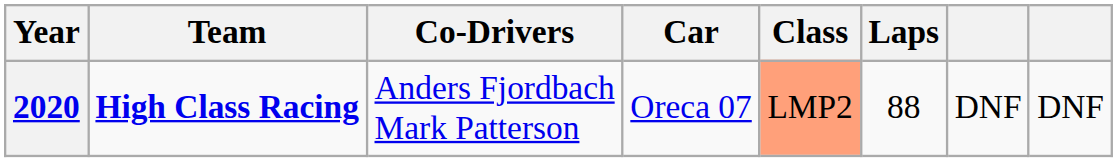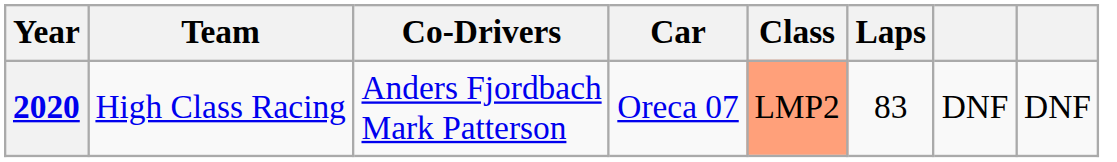(227, 107) bold -> (221, 107) normal
(904, 107) 88 -> (891, 107) 83
